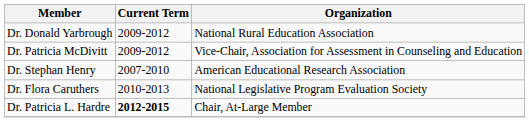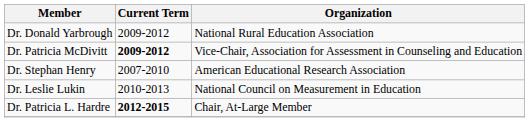(143, 51) normal -> (143, 51) bold
- row: (53, 88)
+ row: (46, 88)
